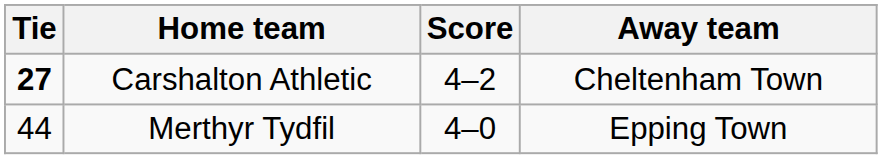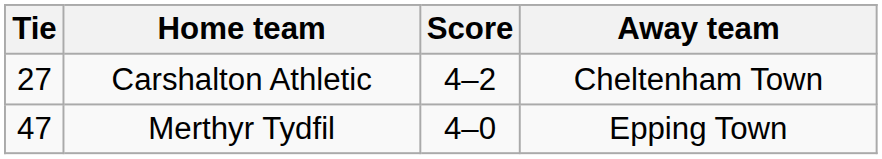(34, 78) bold -> (34, 78) normal
(34, 128) 44 -> (34, 128) 47
